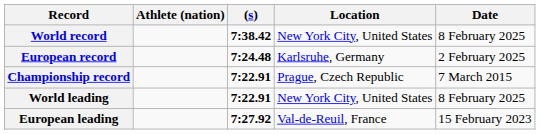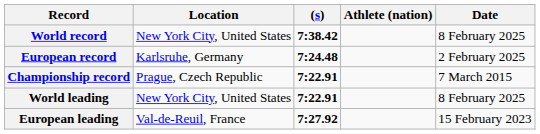columns swapped: (180, 14) <-> (355, 14)
